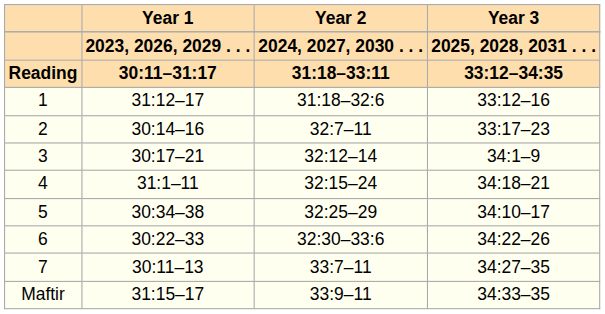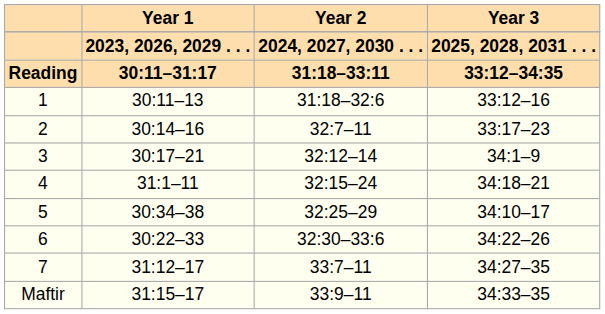(168, 101) 31:12–17 -> (168, 101) 30:11–13
(168, 267) 30:11–13 -> (168, 267) 31:12–17
